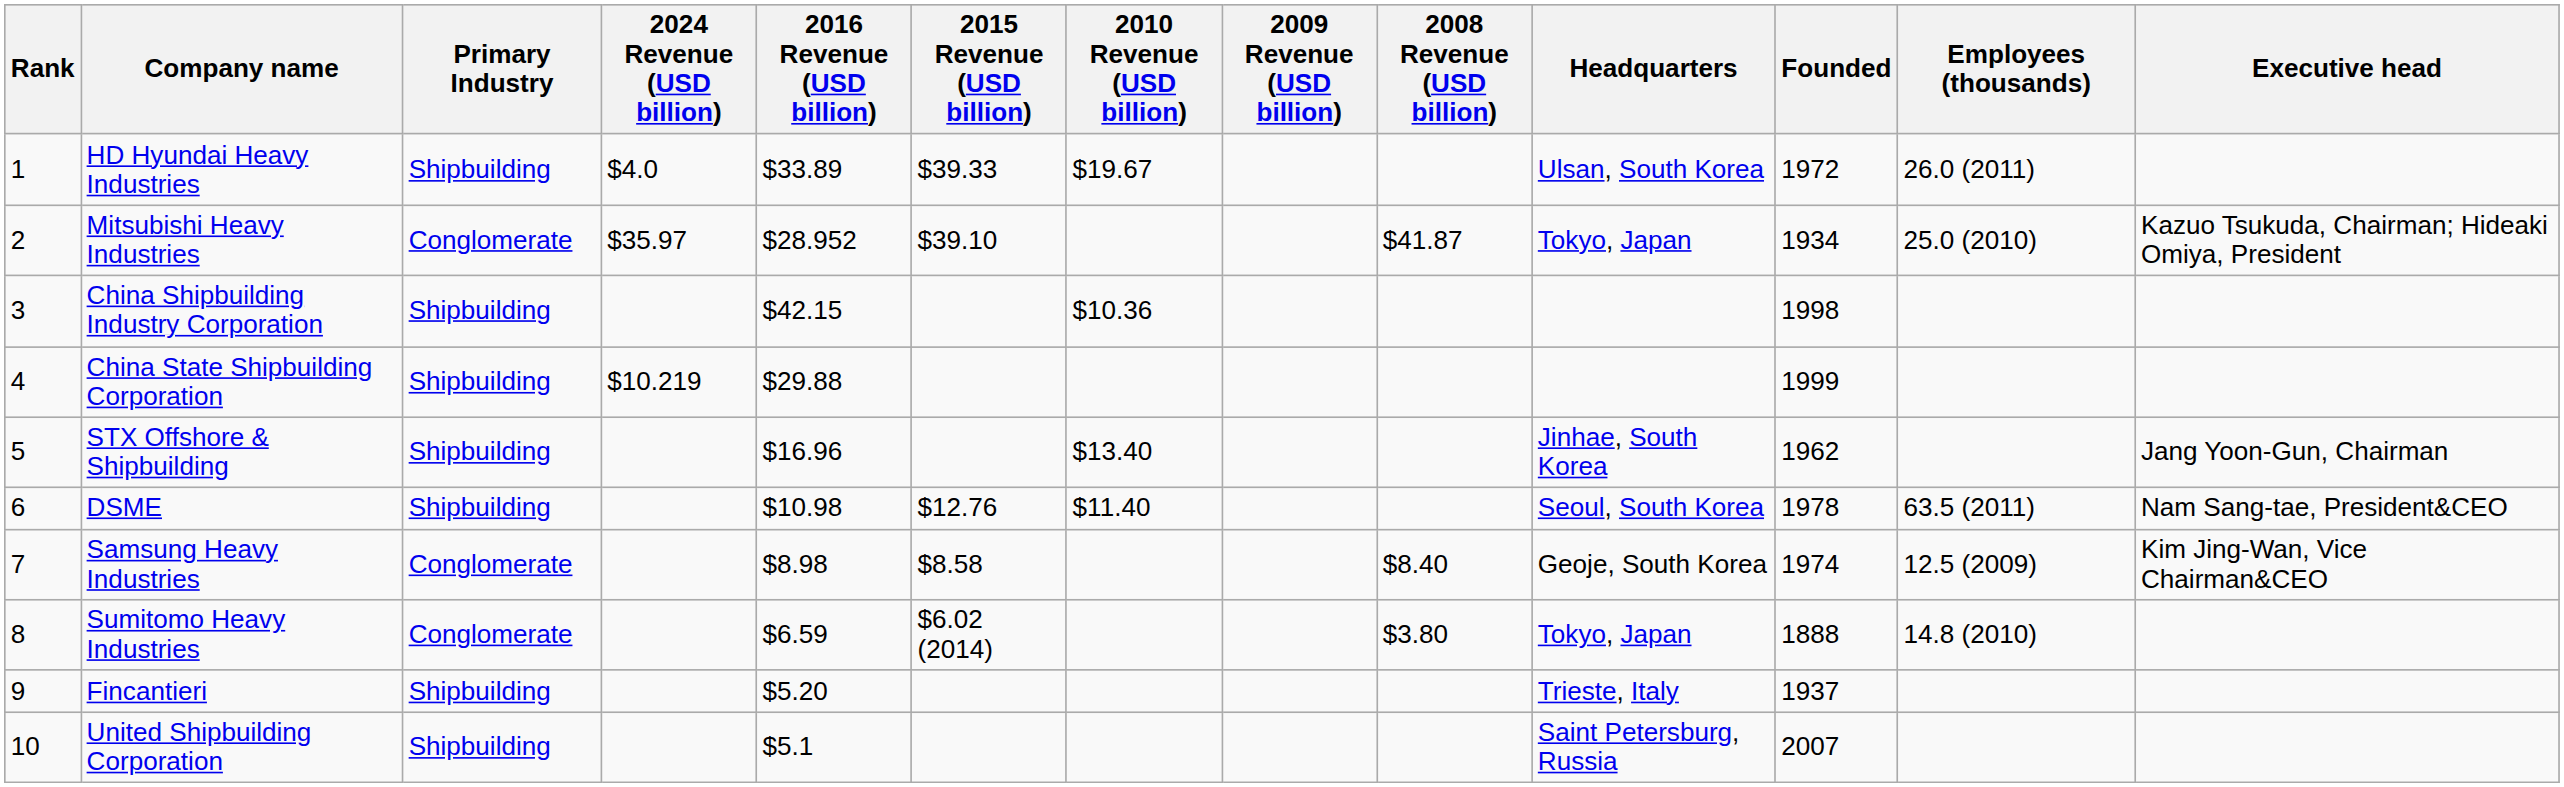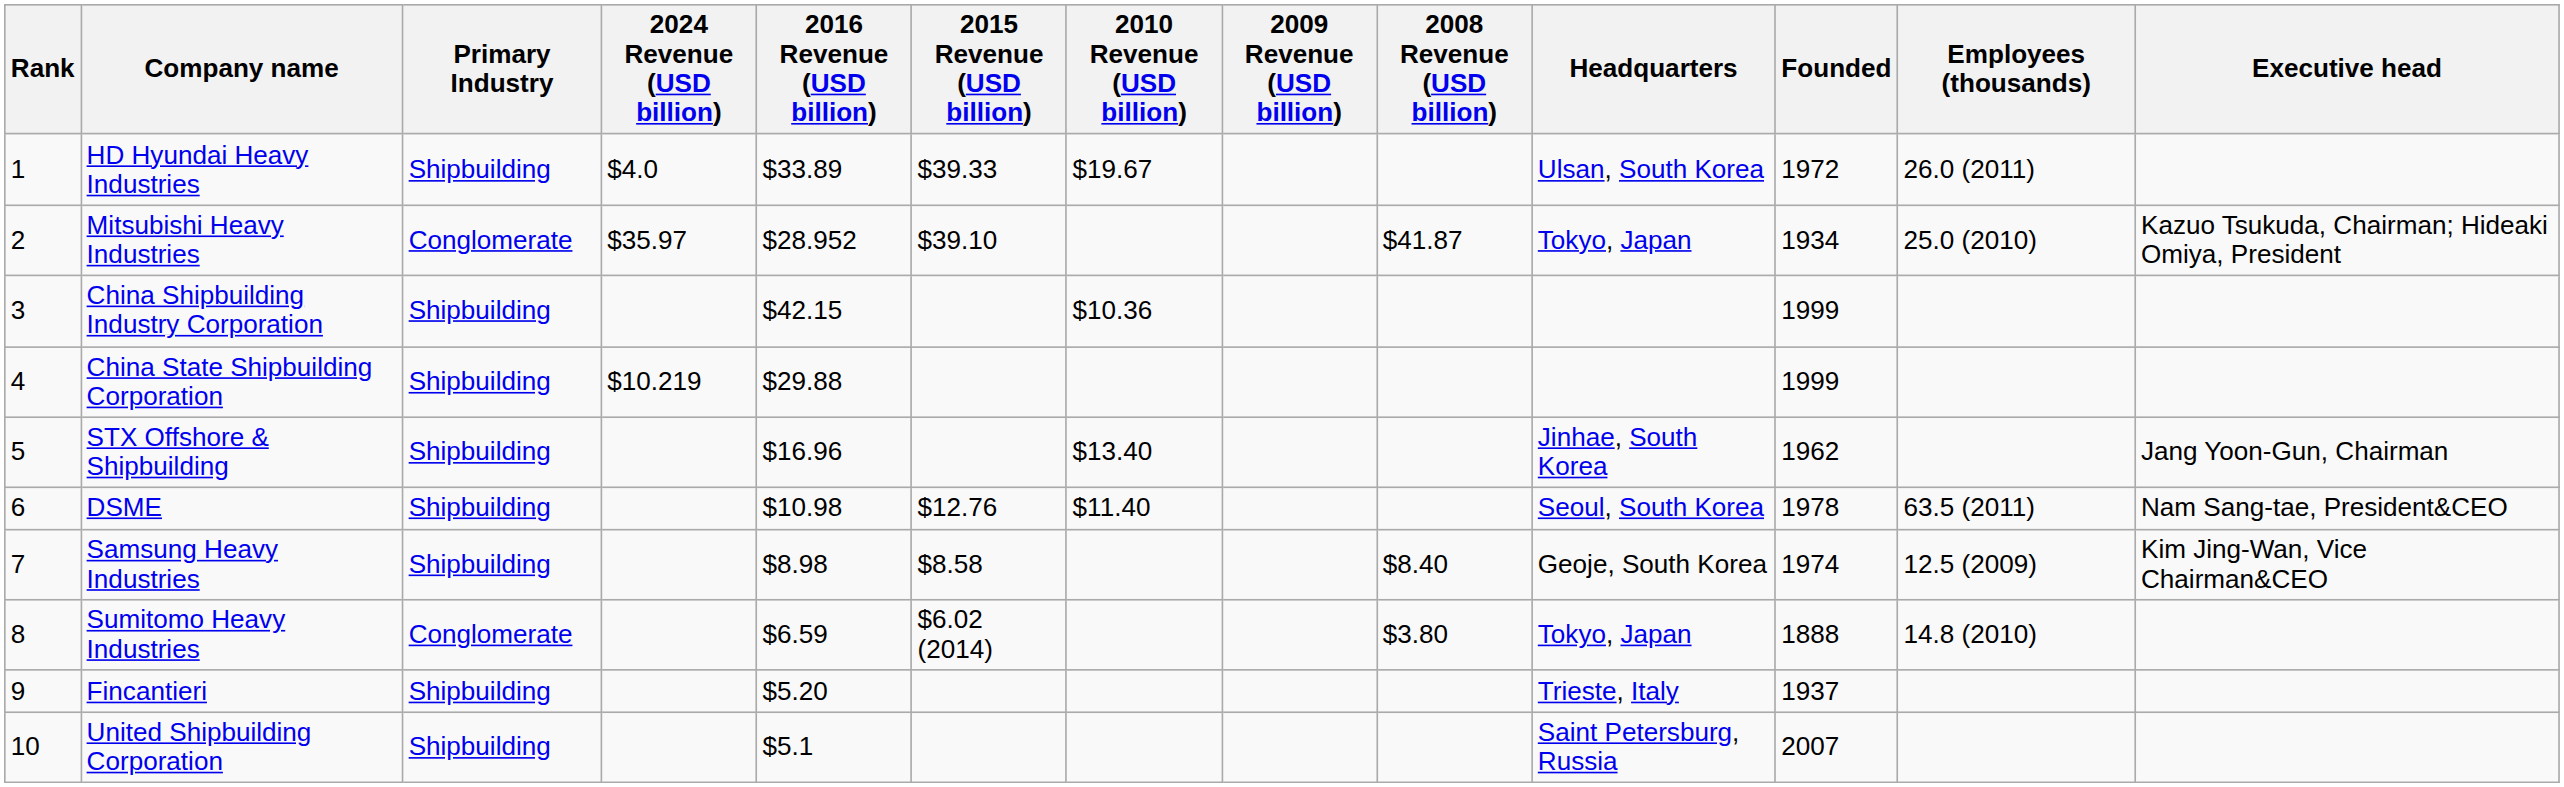(1810, 310) 1998 -> (1810, 310) 1999
(491, 564) Conglomerate -> (480, 564) Shipbuilding
